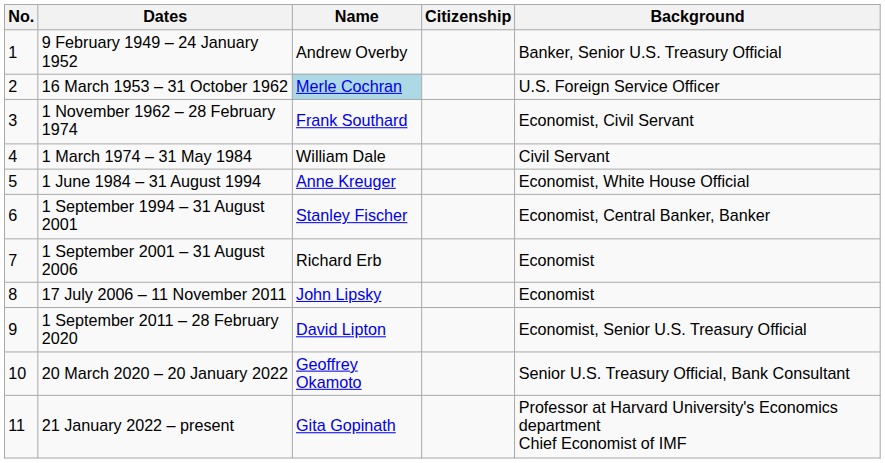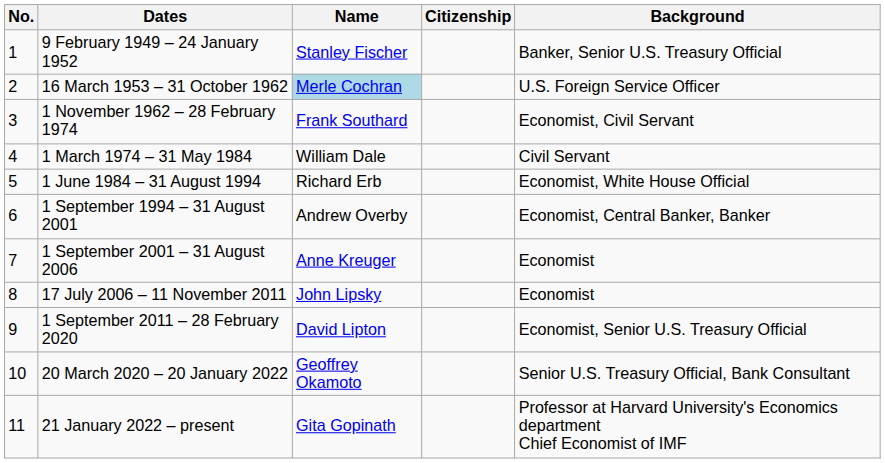(352, 52) Andrew Overby -> (352, 52) Stanley Fischer
(346, 181) Anne Kreuger -> (339, 181) Richard Erb
(352, 216) Stanley Fischer -> (352, 216) Andrew Overby
(339, 260) Richard Erb -> (346, 260) Anne Kreuger
